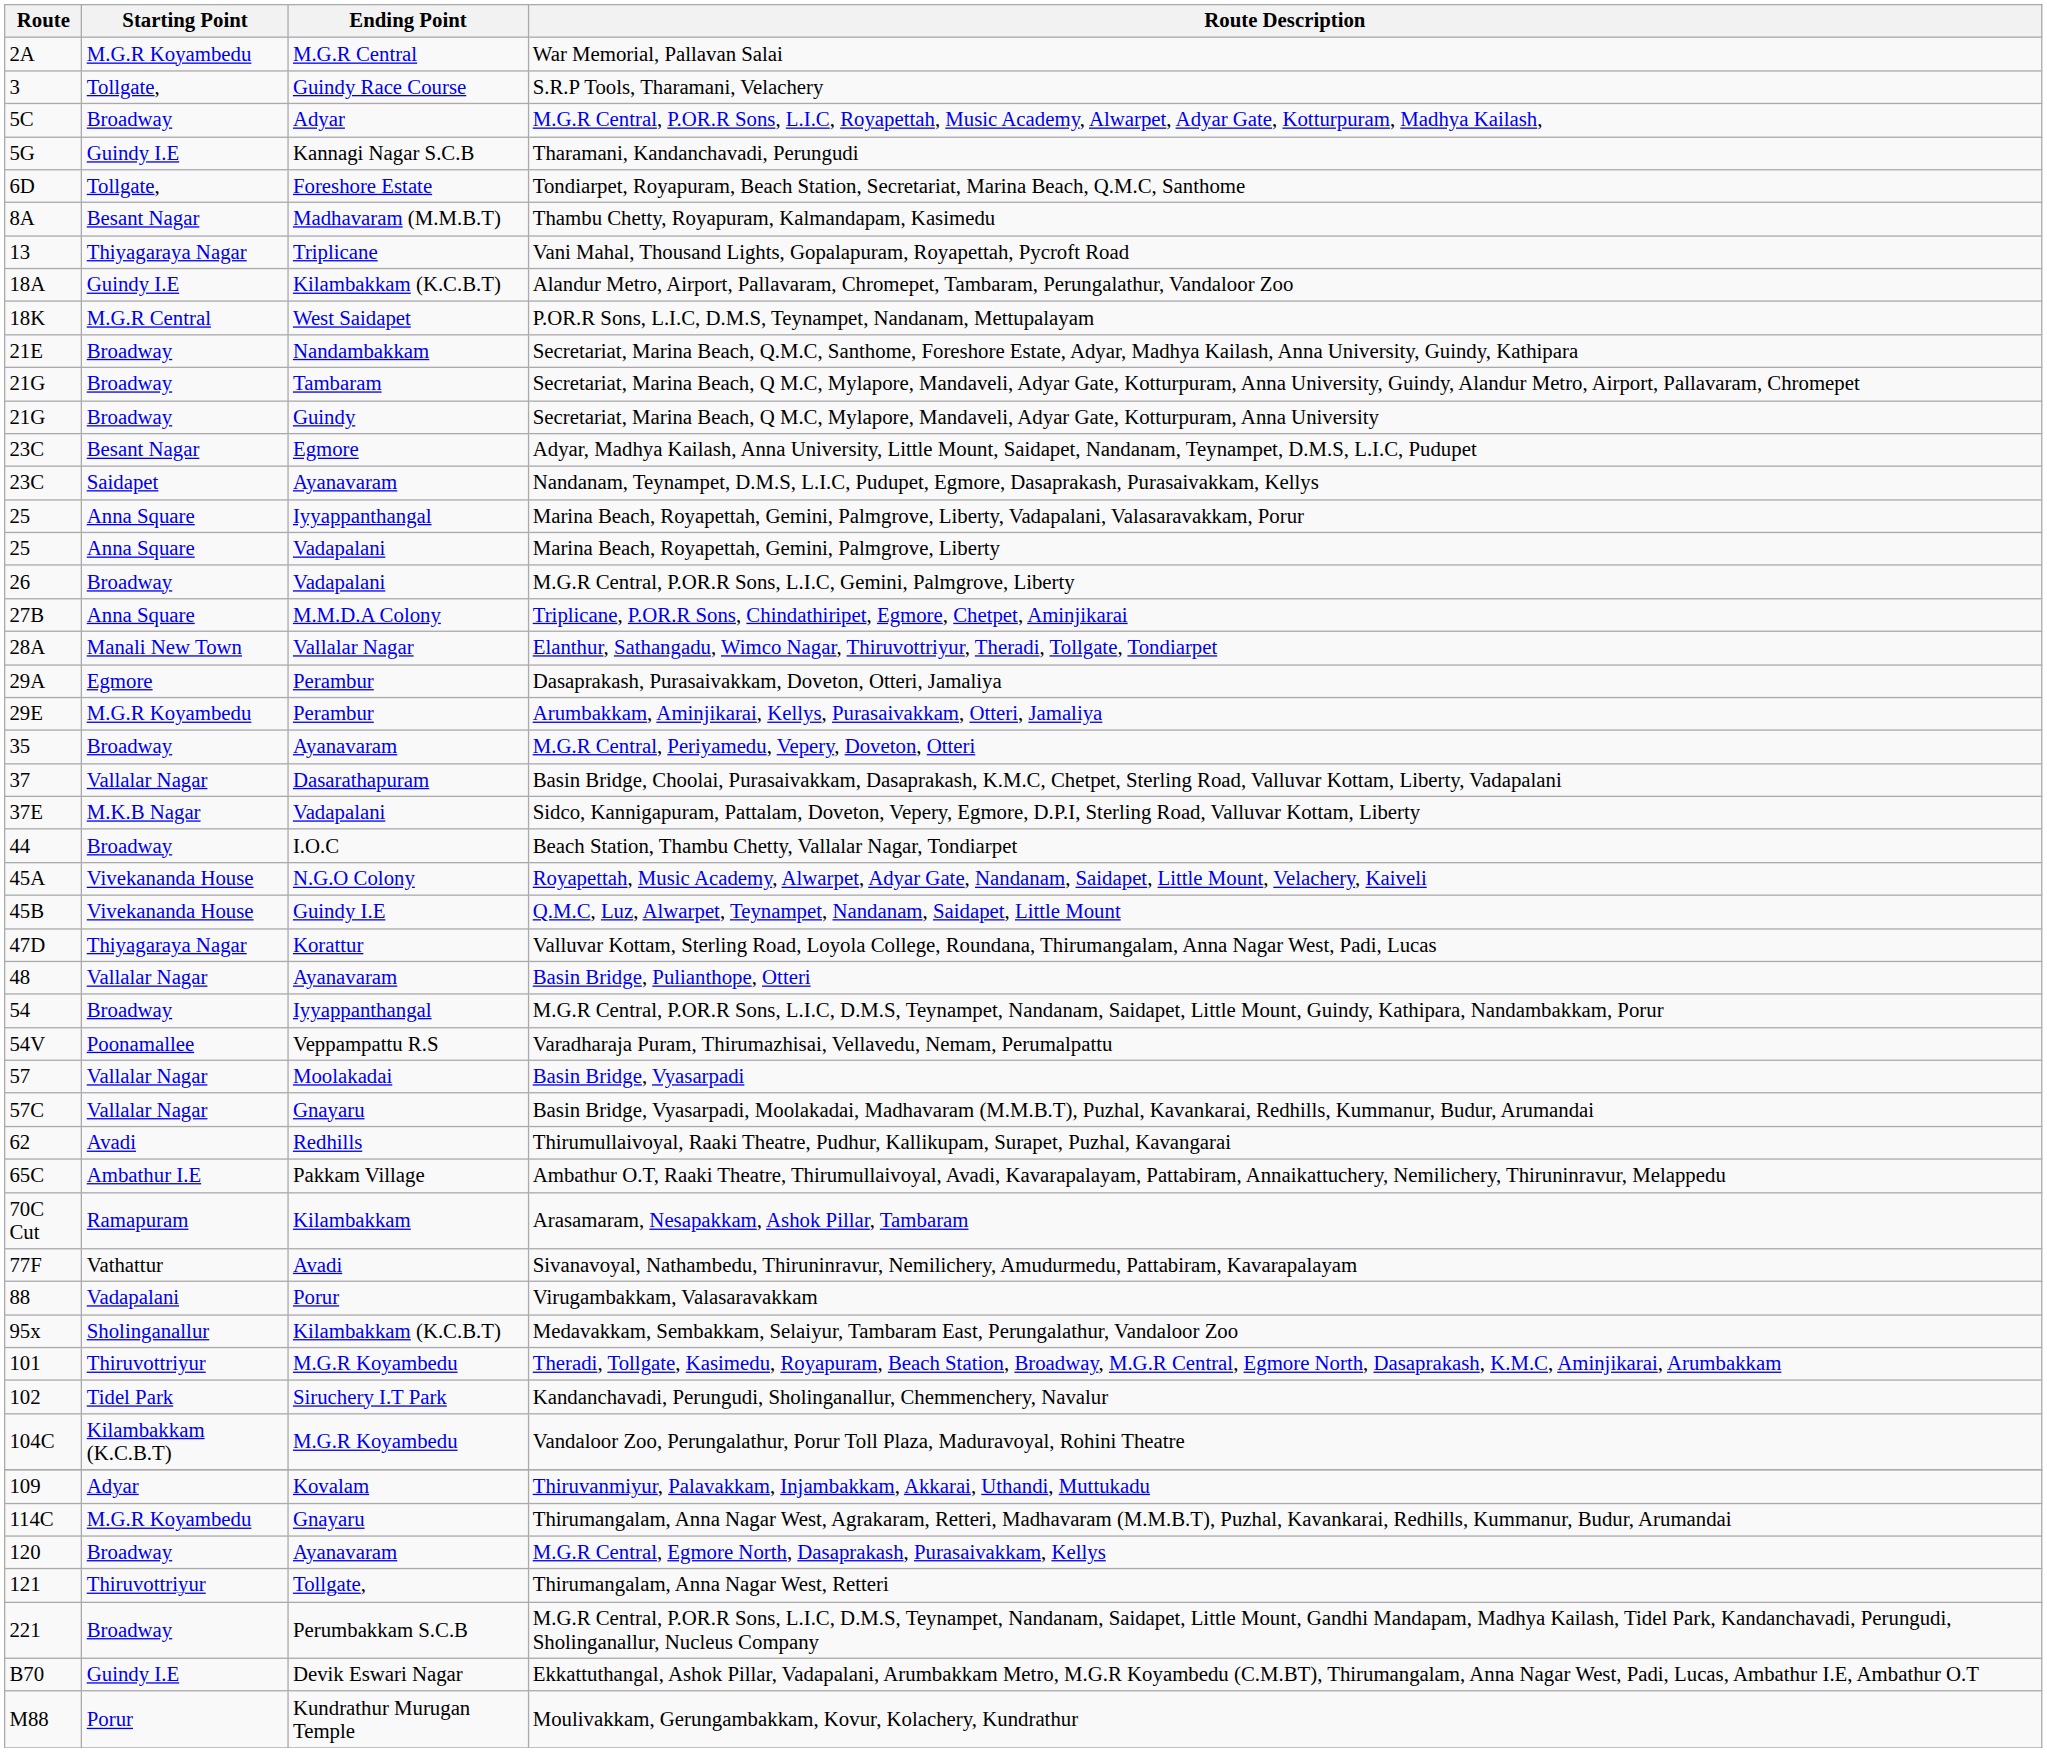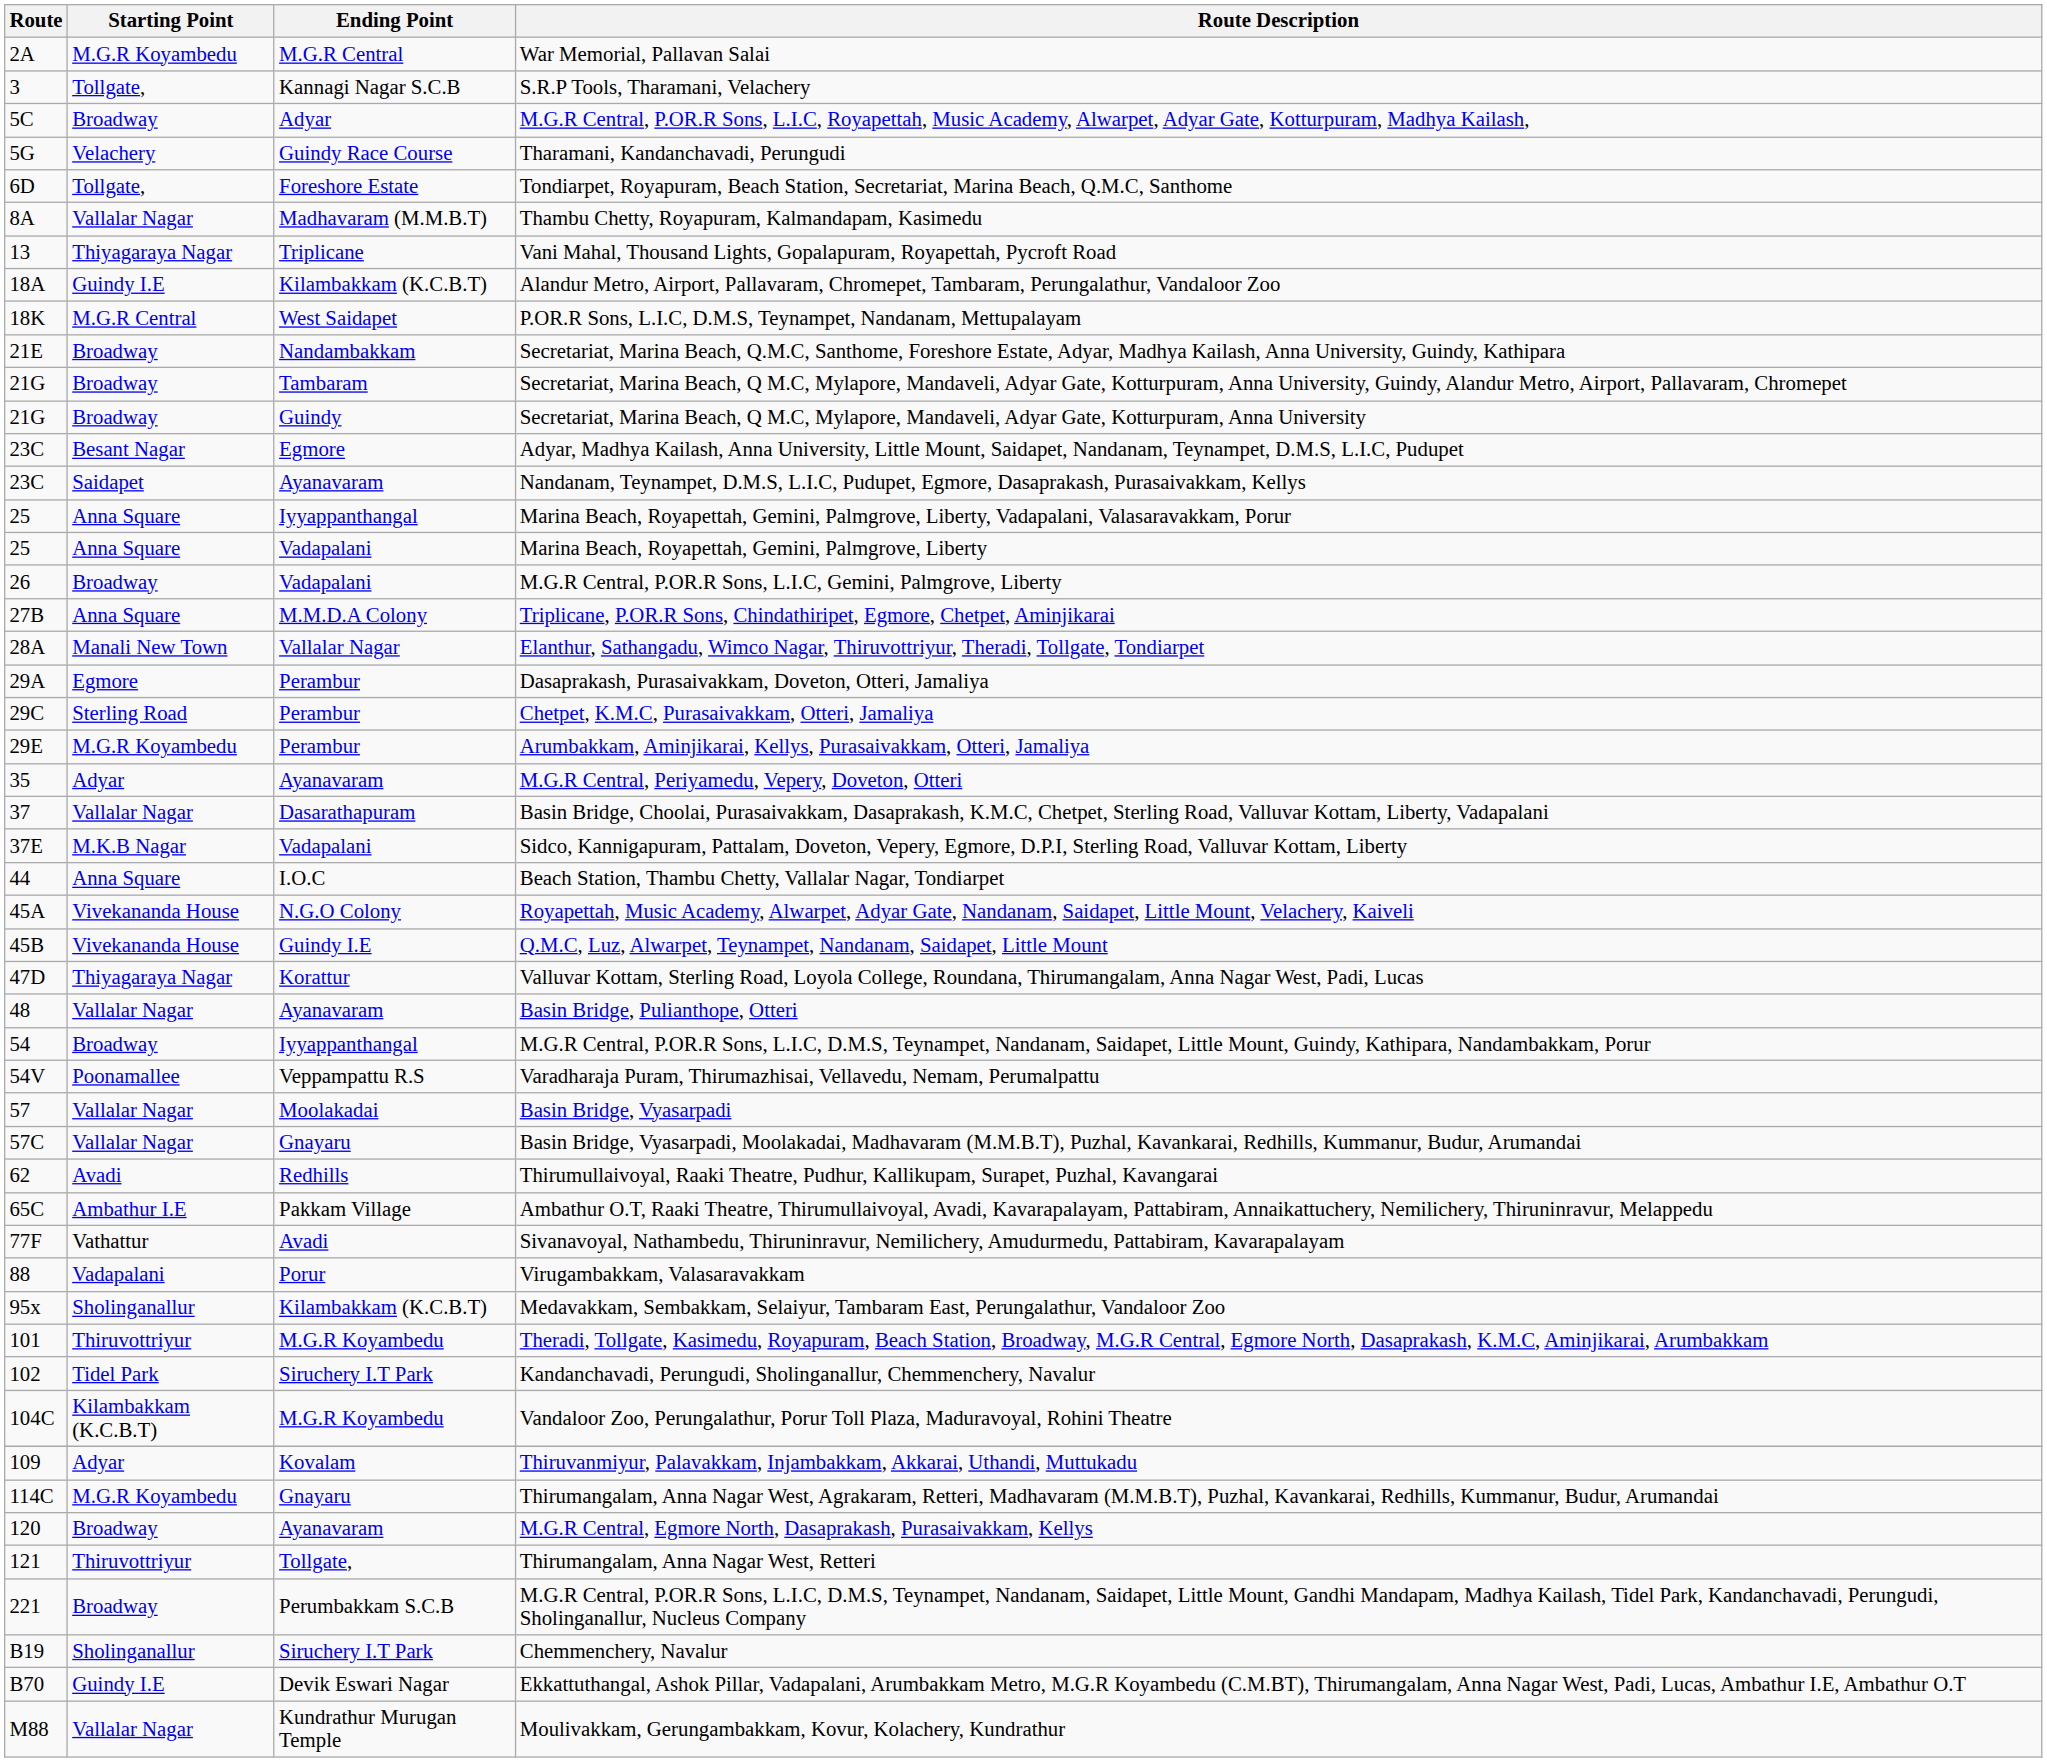(380, 86) Guindy Race Course -> (370, 86) Kannagi Nagar S.C.B
(133, 152) Guindy I.E -> (114, 152) Velachery
(384, 152) Kannagi Nagar S.C.B -> (366, 152) Guindy Race Course
(143, 218) Besant Nagar -> (133, 218) Vallalar Nagar
+ row: (727, 713)
(129, 746) Broadway -> (98, 779) Adyar
(129, 845) Broadway -> (126, 878) Anna Square
- row: (751, 1220)
+ row: (624, 1651)
(110, 1719) Porur -> (133, 1728) Vallalar Nagar
